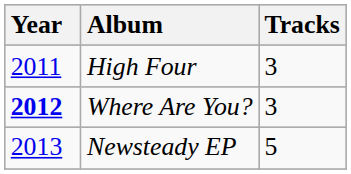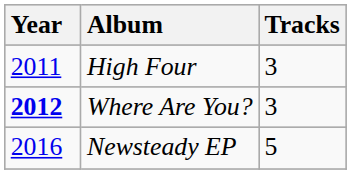(37, 147) 2013 -> (37, 147) 2016
